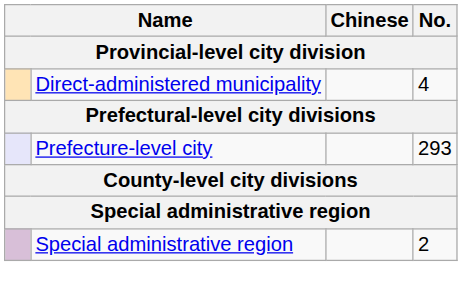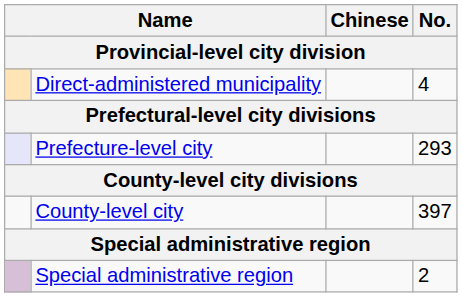+ row: (109, 212)
